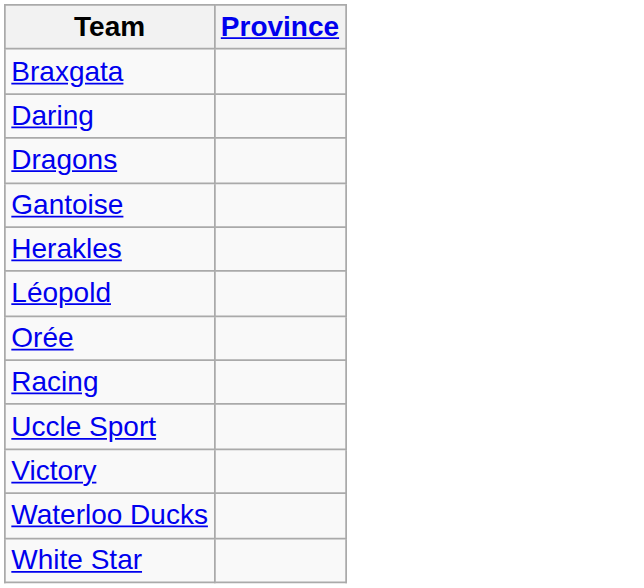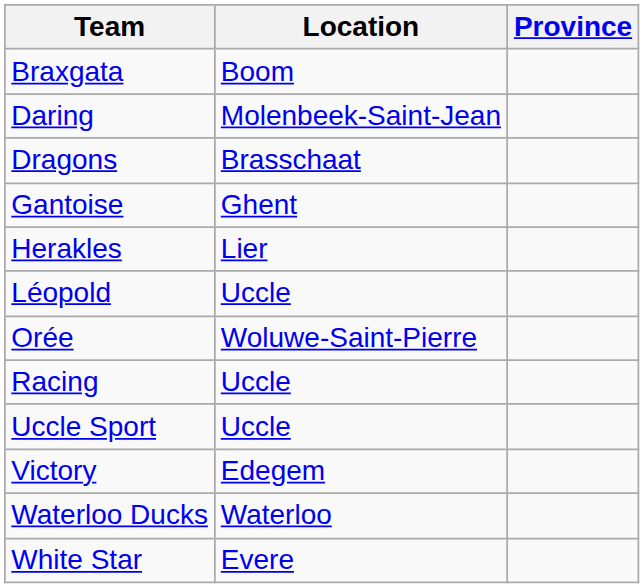+ column: (361, 26)
